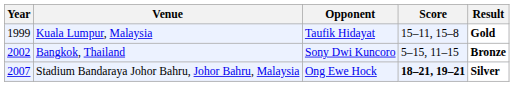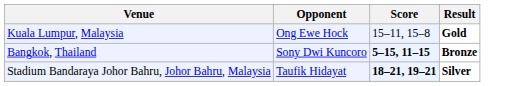- column: (19, 14)
(340, 33) Taufik Hidayat -> (312, 33) Ong Ewe Hock
(430, 52) normal -> (401, 52) bold
(341, 72) Ong Ewe Hock -> (311, 72) Taufik Hidayat
